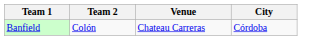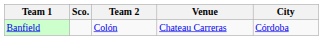+ column: (81, 12)
